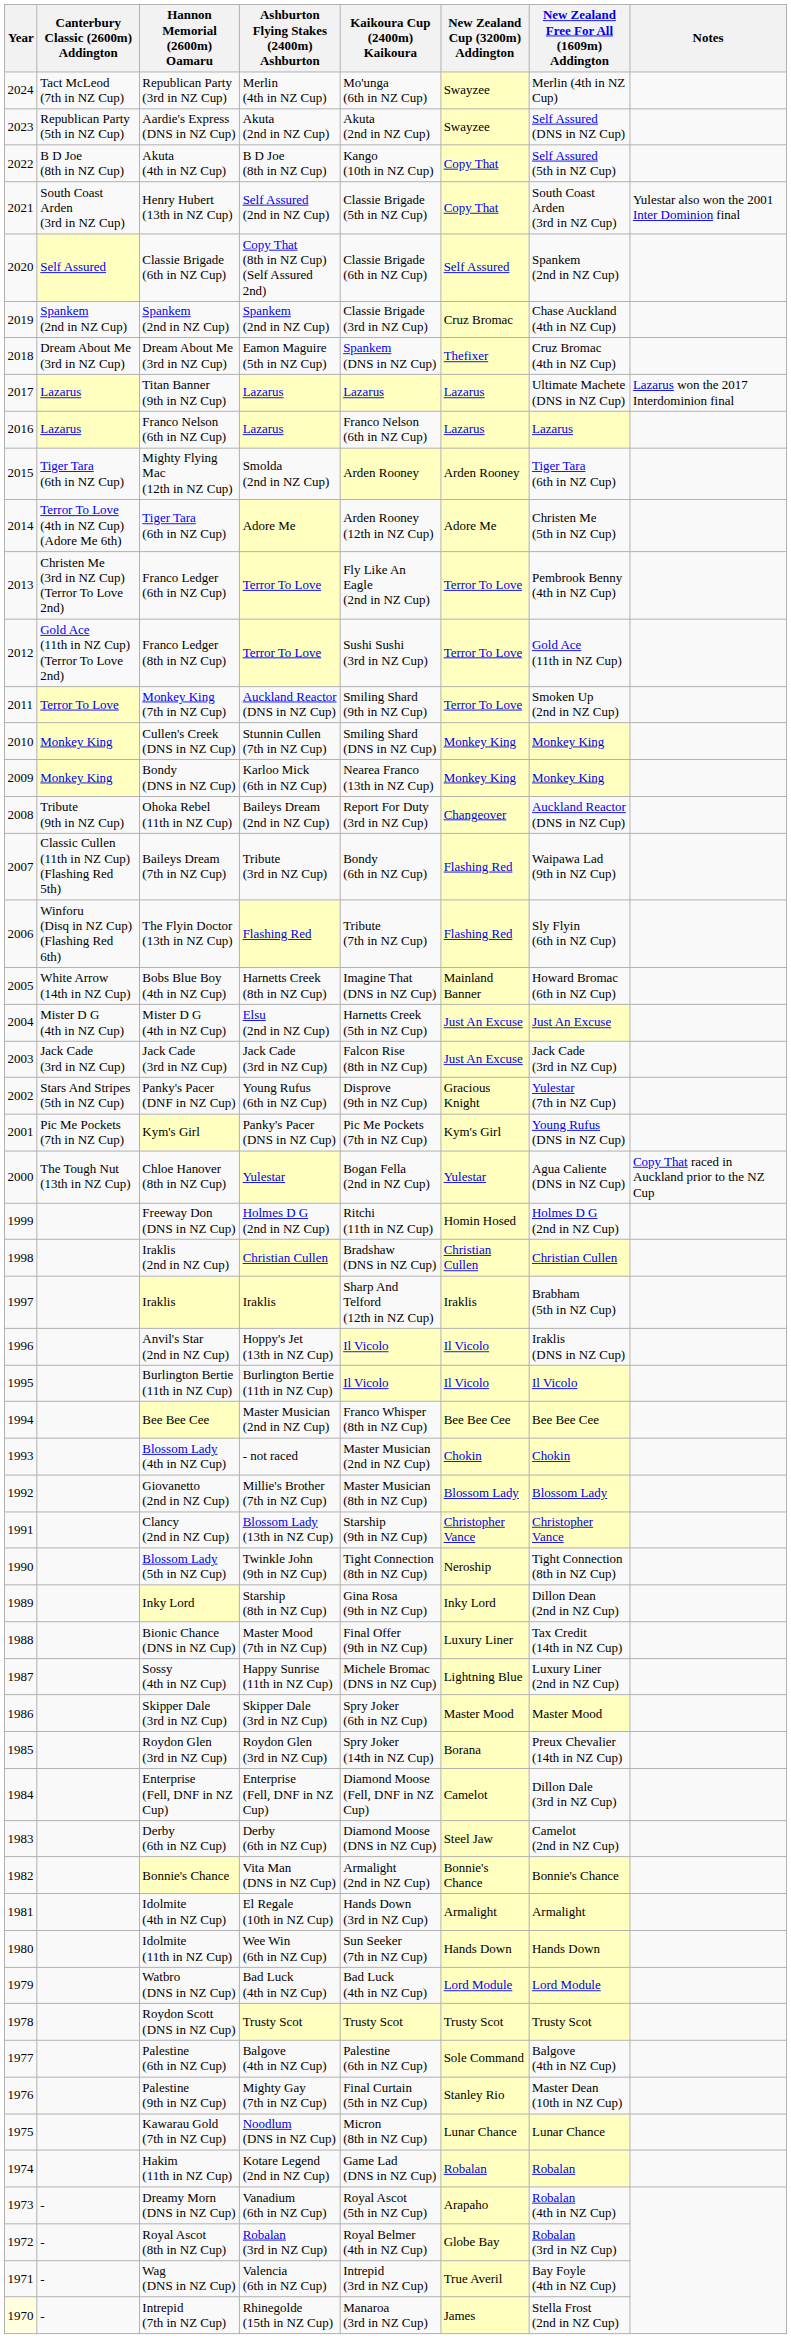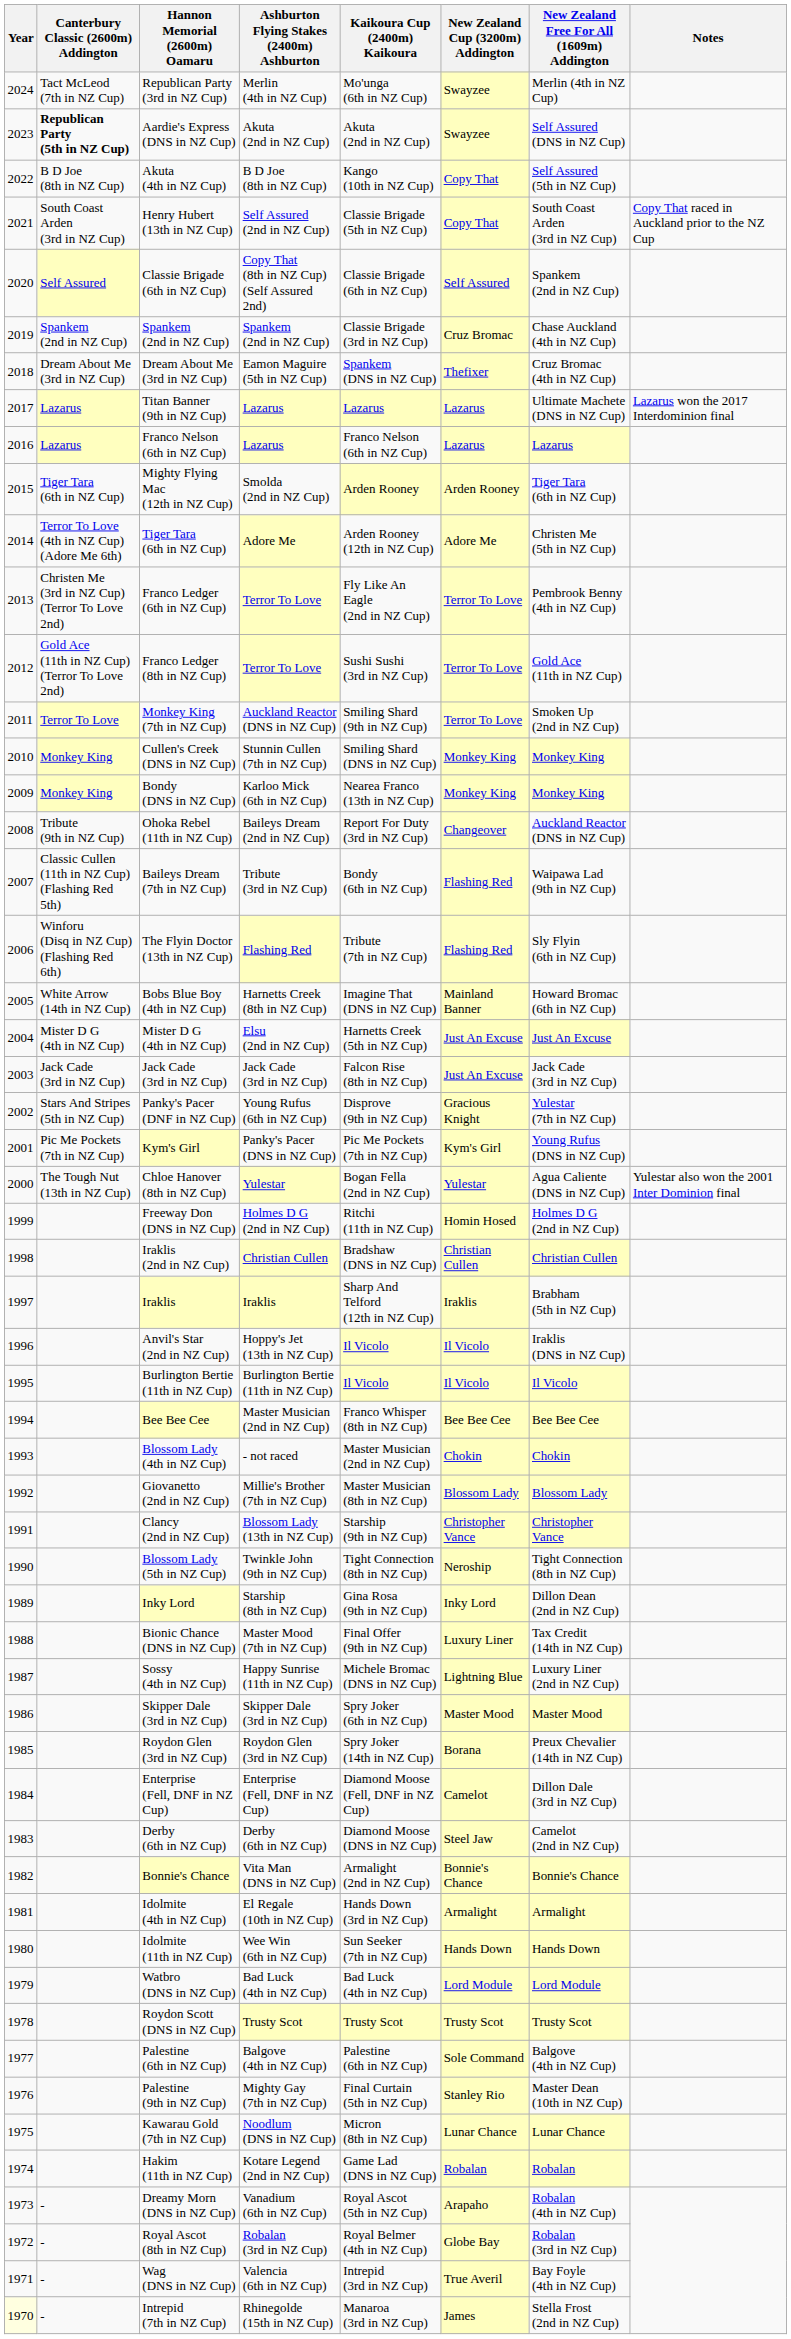(85, 127) normal -> (85, 134) bold
(703, 208) Yulestar also won the 2001 Inter Dominion final -> (699, 223) Copy That raced in Auckland prior to the NZ Cup
(699, 1177) Copy That raced in Auckland prior to the NZ Cup -> (703, 1184) Yulestar also won the 2001 Inter Dominion final
